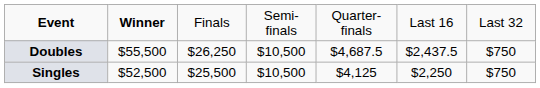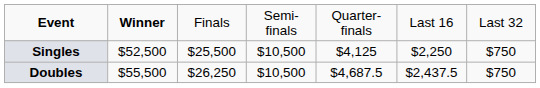rows swapped: (56, 73) <-> (56, 51)
